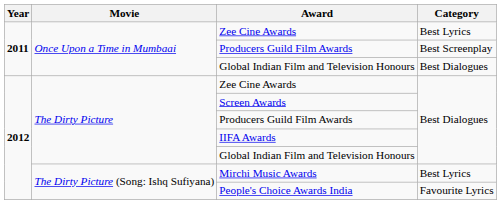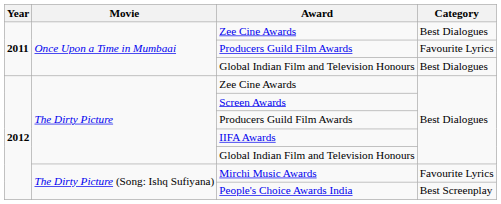(445, 31) Best Lyrics -> (454, 31) Best Dialogues
(456, 48) Best Screenplay -> (457, 48) Favourite Lyrics
(445, 173) Best Lyrics -> (457, 173) Favourite Lyrics
(457, 191) Favourite Lyrics -> (456, 191) Best Screenplay
